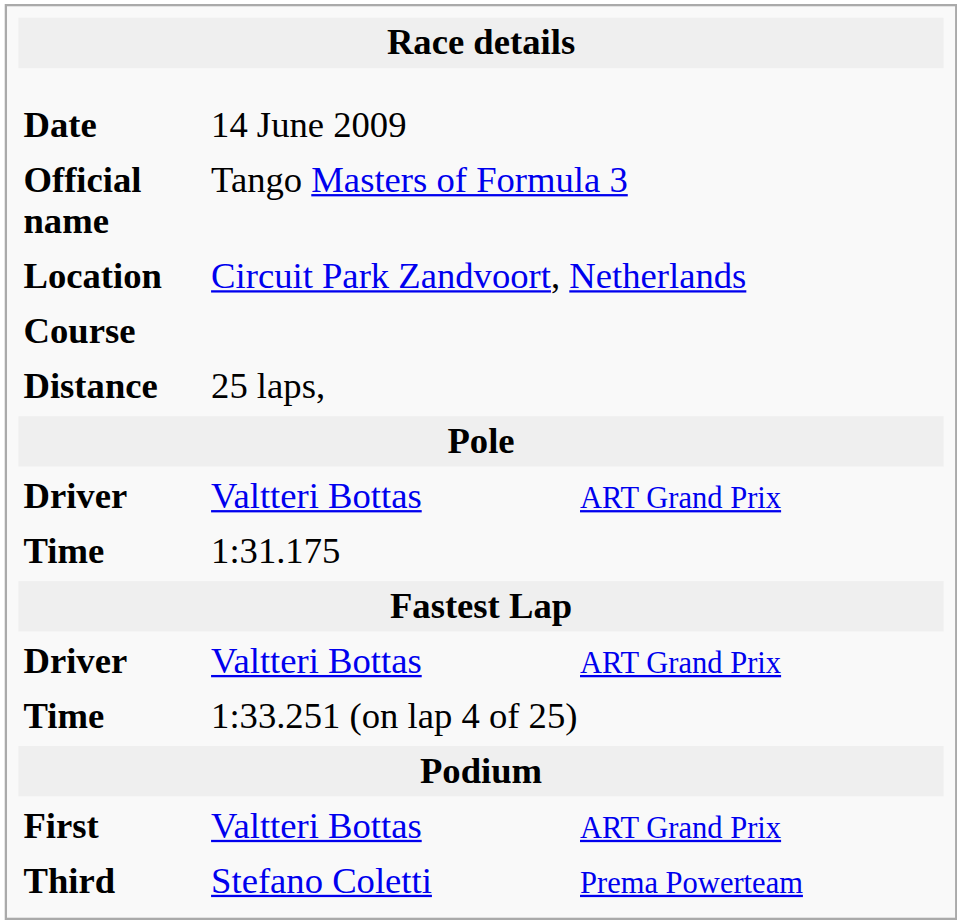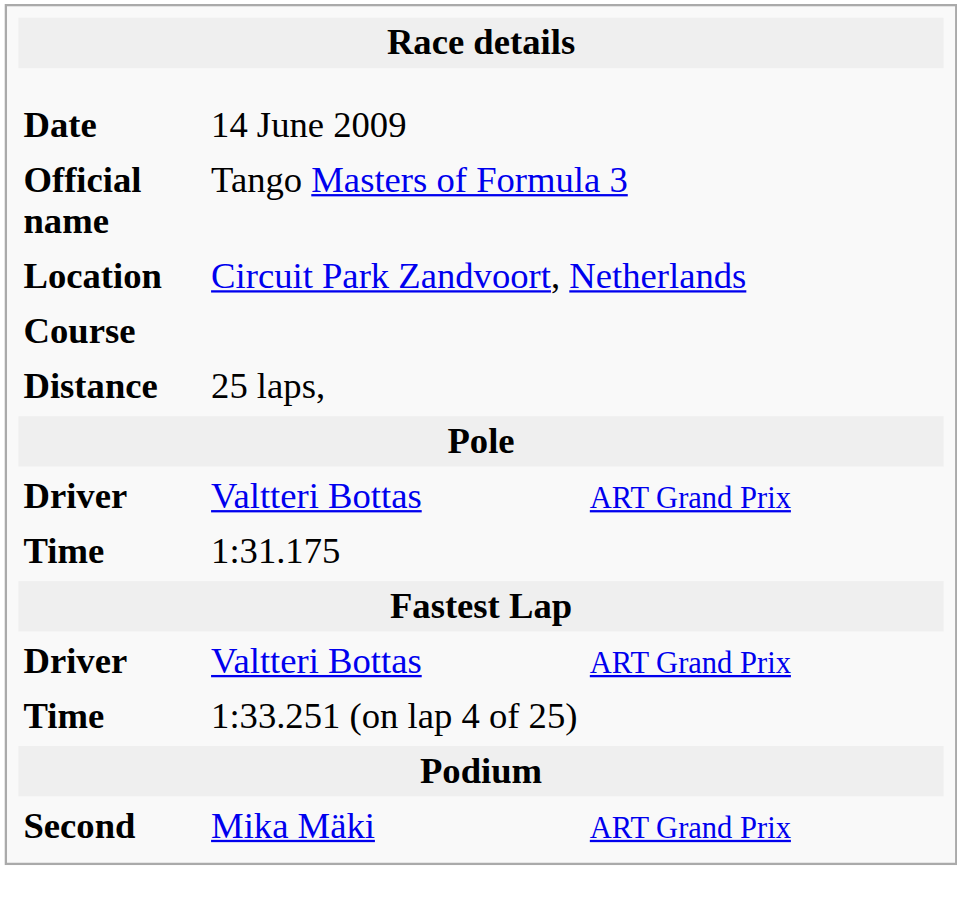- row: (61, 825)
+ row: (79, 825)
- row: (69, 880)
